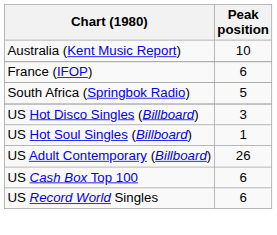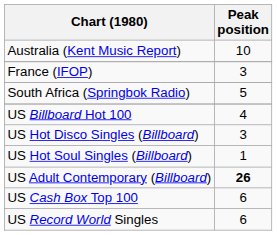(243, 72) 6 -> (243, 72) 3
+ row: (69, 114)
(243, 156) normal -> (243, 177) bold
